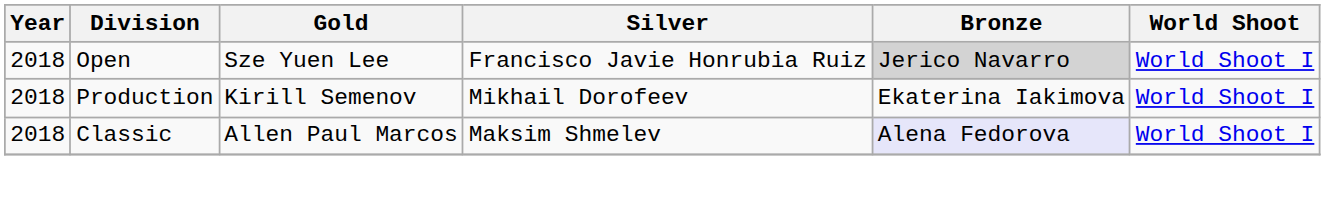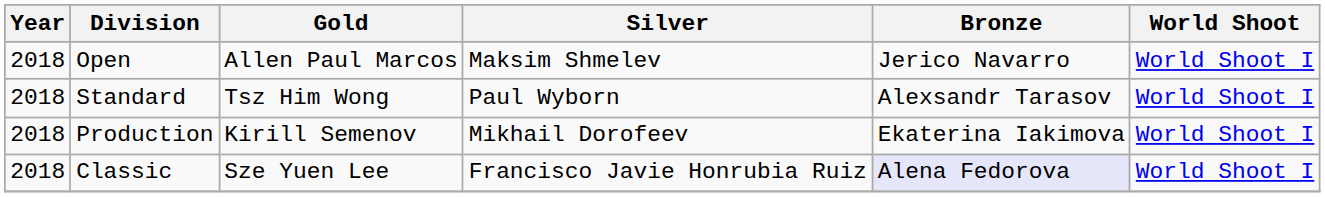(307, 61) Sze Yuen Lee -> (341, 61) Allen Paul Marcos
(668, 61) Francisco Javie Honrubia Ruiz -> (565, 61) Maksim Shmelev
(974, 61) lightgrey background -> (974, 61) no background
+ row: (131, 98)
(341, 135) Allen Paul Marcos -> (307, 173) Sze Yuen Lee
(565, 135) Maksim Shmelev -> (668, 173) Francisco Javie Honrubia Ruiz
